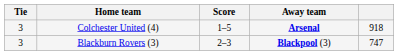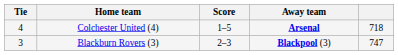(21, 28) 3 -> (21, 28) 4
(376, 28) 918 -> (376, 28) 718
